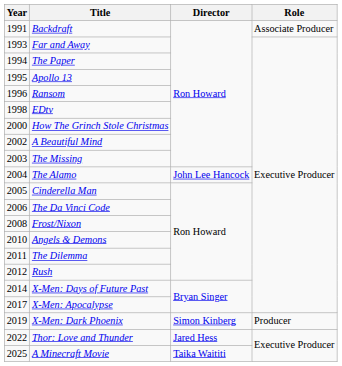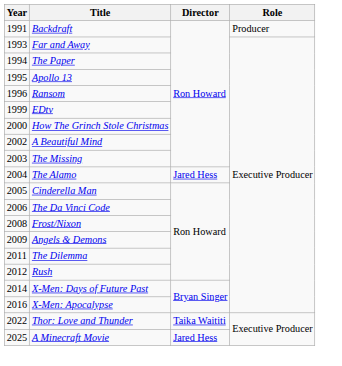(294, 28) Associate Producer -> (251, 28) Producer
(17, 110) 1998 -> (17, 110) 1999
(211, 175) John Lee Hancock -> (195, 175) Jared Hess
(17, 239) 2010 -> (17, 239) 2009
(17, 304) 2017 -> (17, 304) 2016
- row: (77, 321)
(195, 337) Jared Hess -> (199, 321) Taika Waititi
(199, 353) Taika Waititi -> (195, 337) Jared Hess
